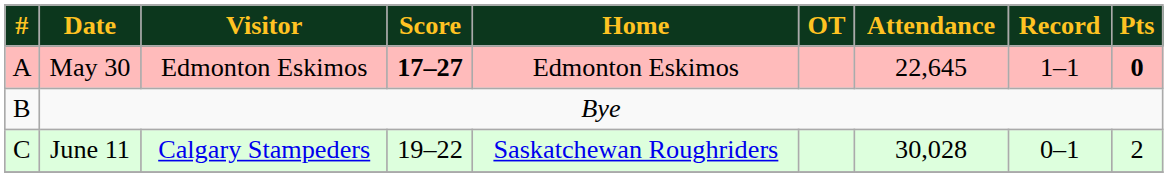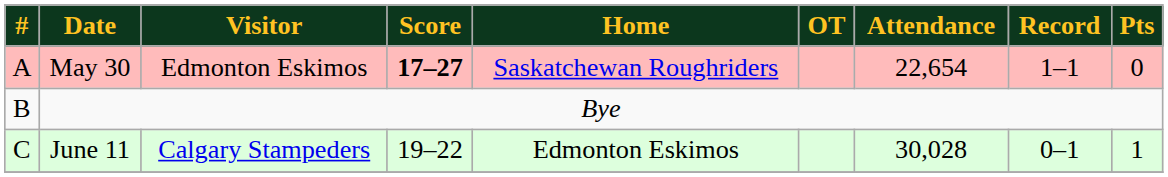(636, 66) Edmonton Eskimos -> (636, 66) Saskatchewan Roughriders
(931, 66) 22,645 -> (931, 66) 22,654
(1137, 66) bold -> (1137, 66) normal
(636, 150) Saskatchewan Roughriders -> (636, 150) Edmonton Eskimos
(1137, 150) 2 -> (1137, 150) 1
